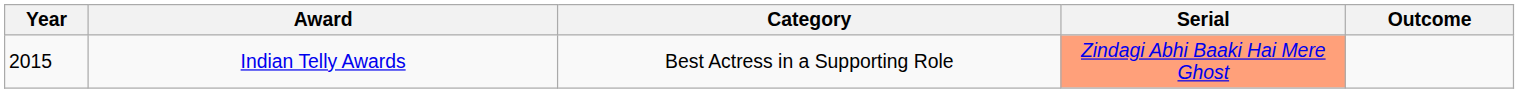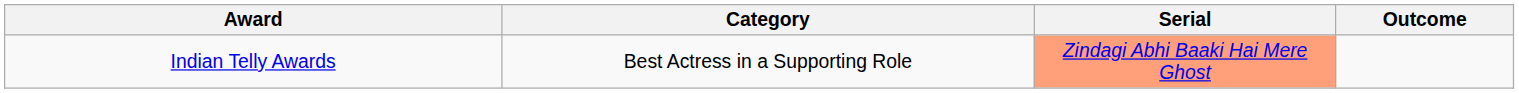- column: (47, 19)
